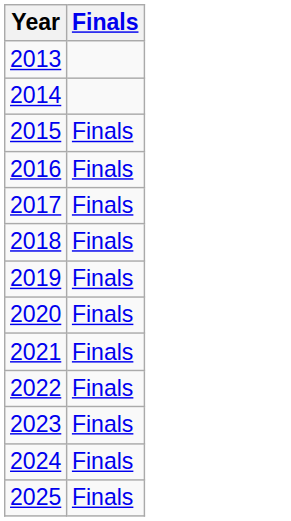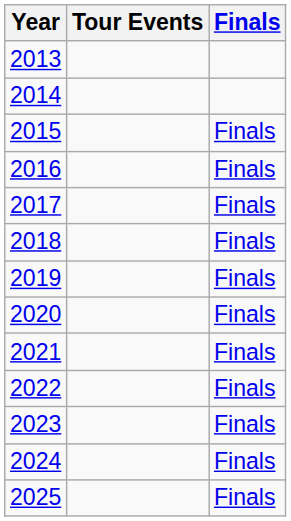+ column: (138, 22)
